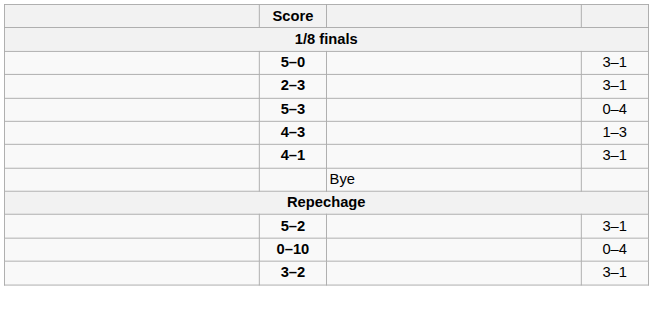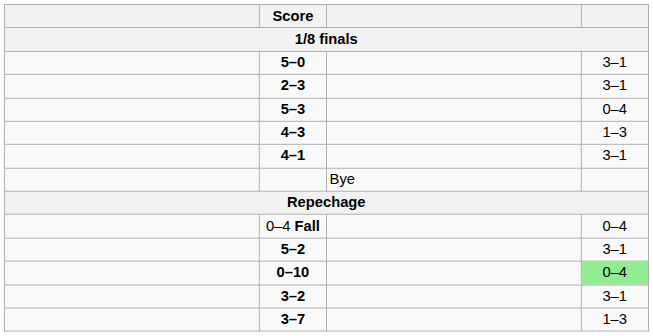+ row: (293, 226)
(615, 249) no background -> (615, 272) lightgreen background
+ row: (293, 319)
